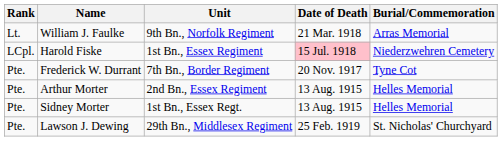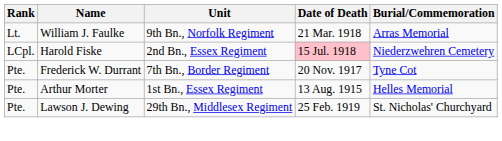(205, 51) 1st Bn., Essex Regiment -> (207, 51) 2nd Bn., Essex Regiment
(207, 88) 2nd Bn., Essex Regiment -> (205, 88) 1st Bn., Essex Regiment
- row: (75, 107)
